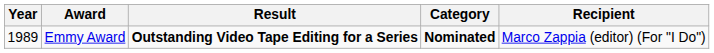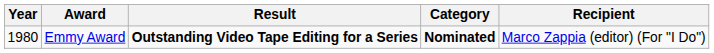(23, 37) 1989 -> (23, 37) 1980
